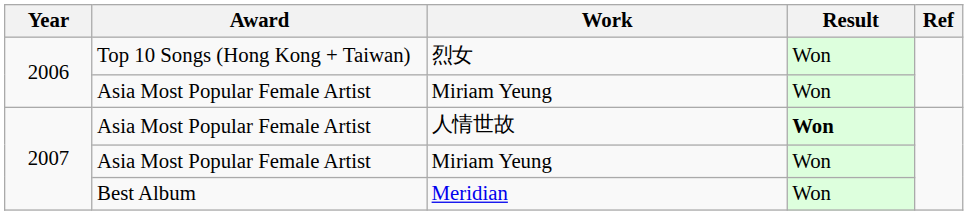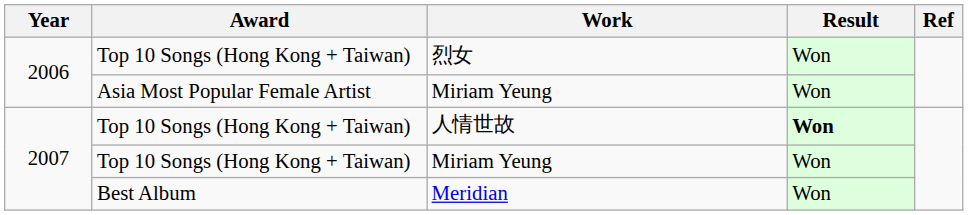(234, 125) Asia Most Popular Female Artist -> (254, 125) Top 10 Songs (Hong Kong + Taiwan)
(234, 160) Asia Most Popular Female Artist -> (254, 160) Top 10 Songs (Hong Kong + Taiwan)
